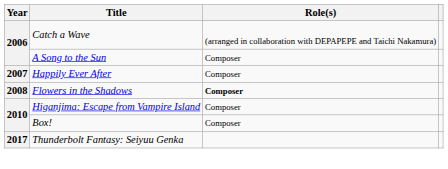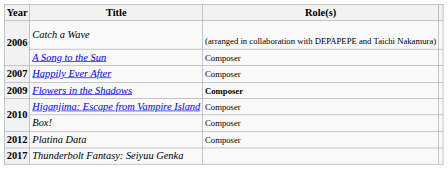(17, 90) 2008 -> (17, 90) 2009
+ row: (59, 139)
